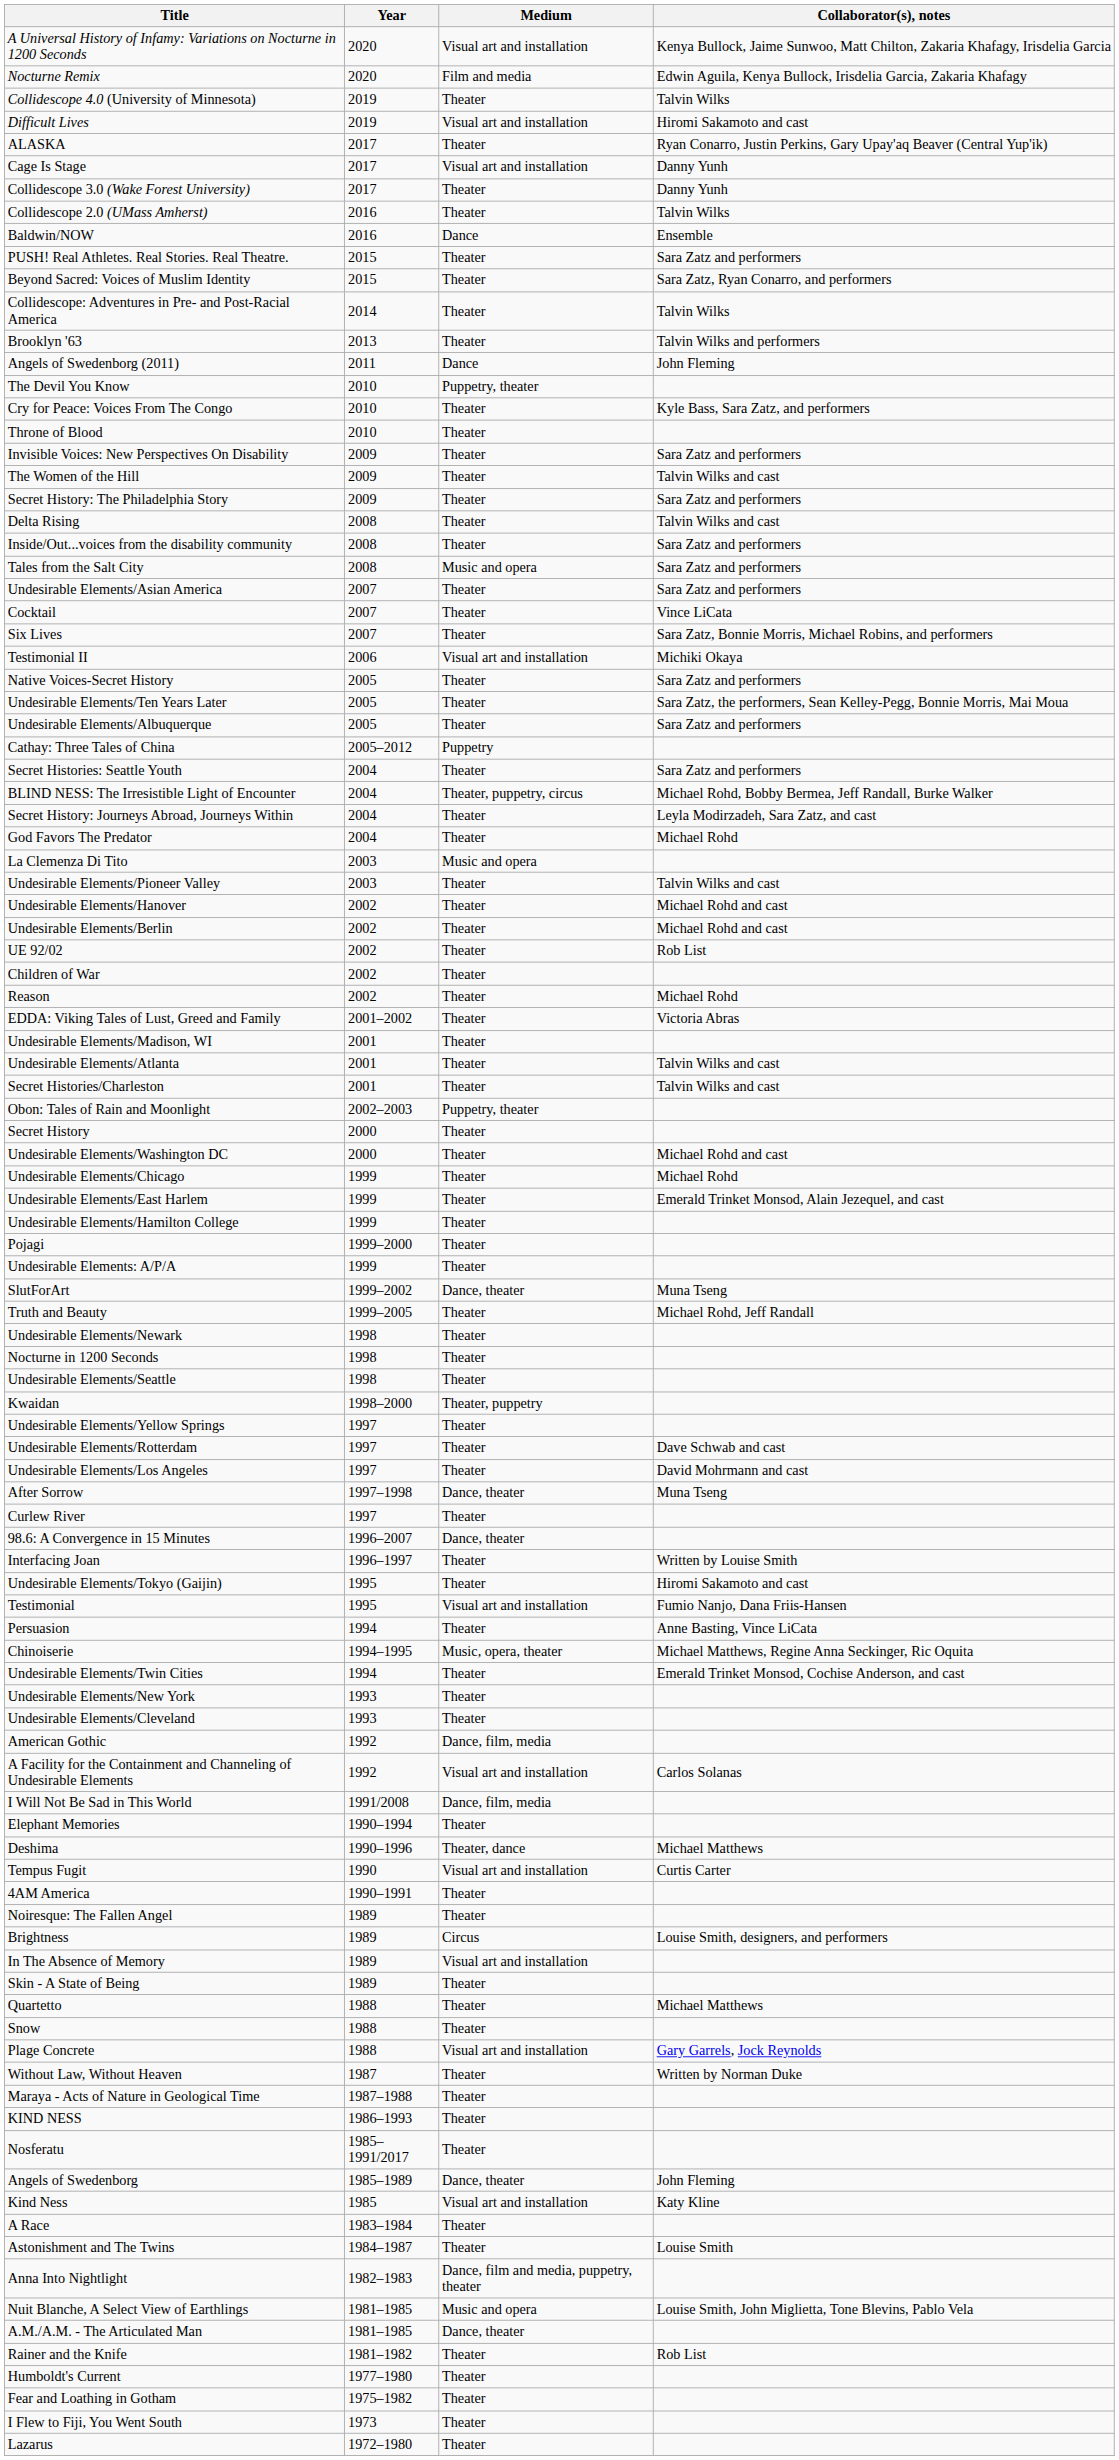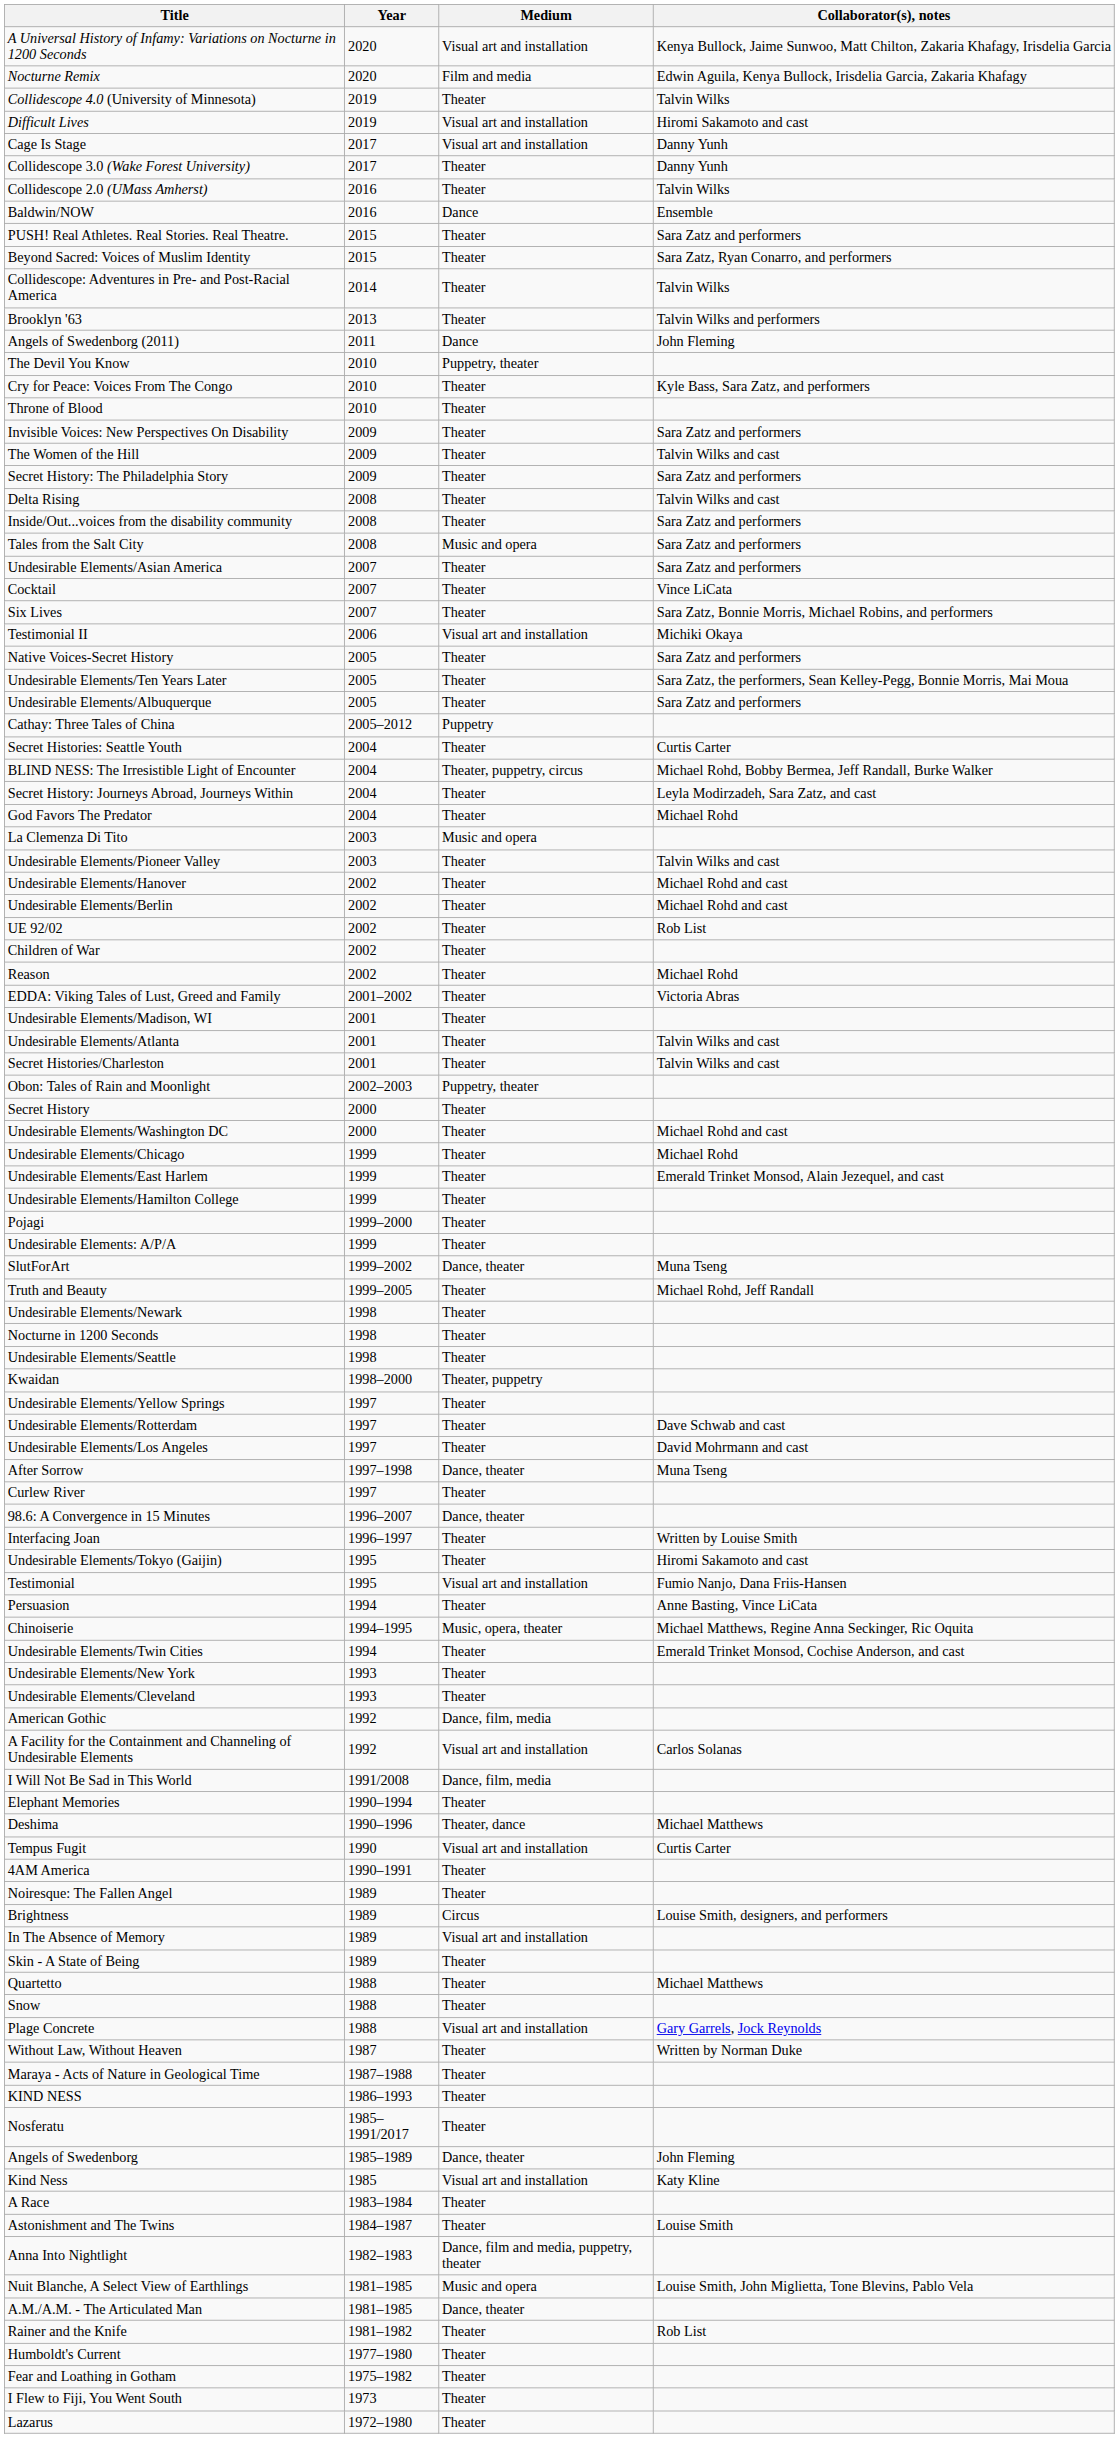- row: (37, 144)
(729, 770) Sara Zatz and performers -> (694, 747) Curtis Carter
